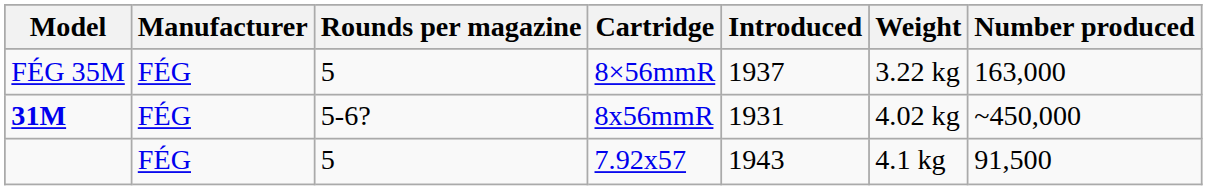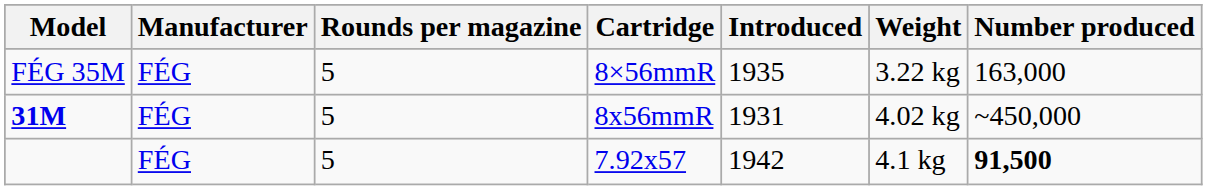(756, 71) 1937 -> (756, 71) 1935
(346, 116) 5-6? -> (328, 116) 5
(756, 160) 1943 -> (756, 160) 1942
(1013, 160) normal -> (1013, 160) bold
